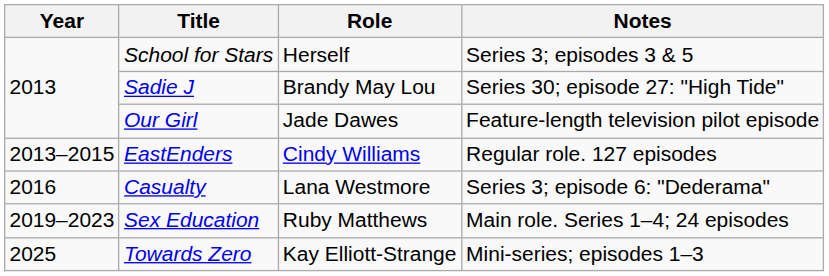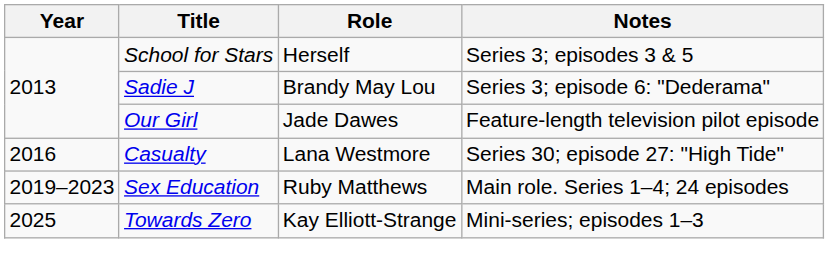(625, 87) Series 30; episode 27: "High Tide" -> (618, 87) Series 3; episode 6: "Dederama"
- row: (178, 154)
(618, 187) Series 3; episode 6: "Dederama" -> (625, 154) Series 30; episode 27: "High Tide"
